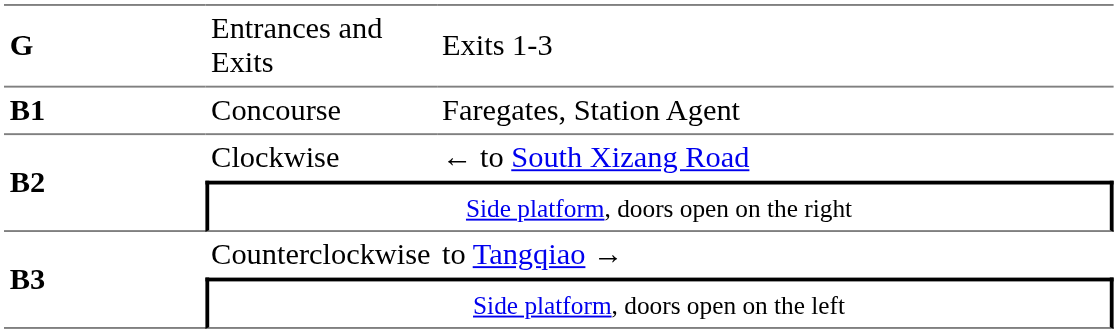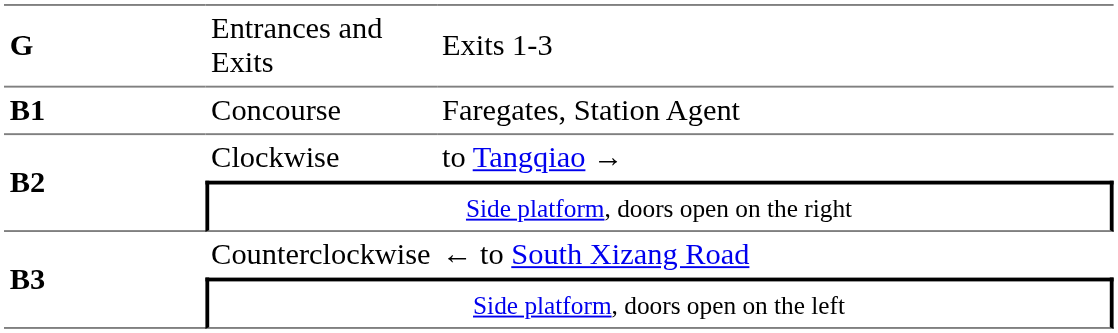(596, 157) ← to South Xizang Road -> (533, 157) to Tangqiao →
(533, 254) to Tangqiao → -> (596, 254) ← to South Xizang Road
